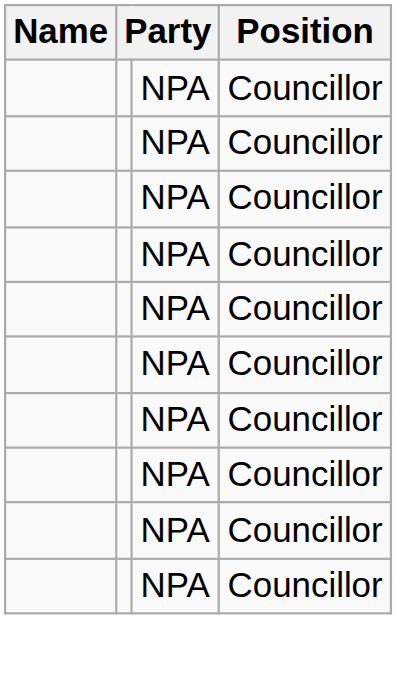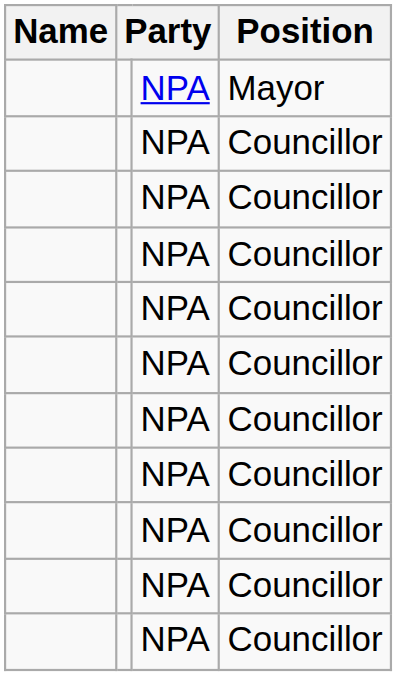+ row: (61, 88)
